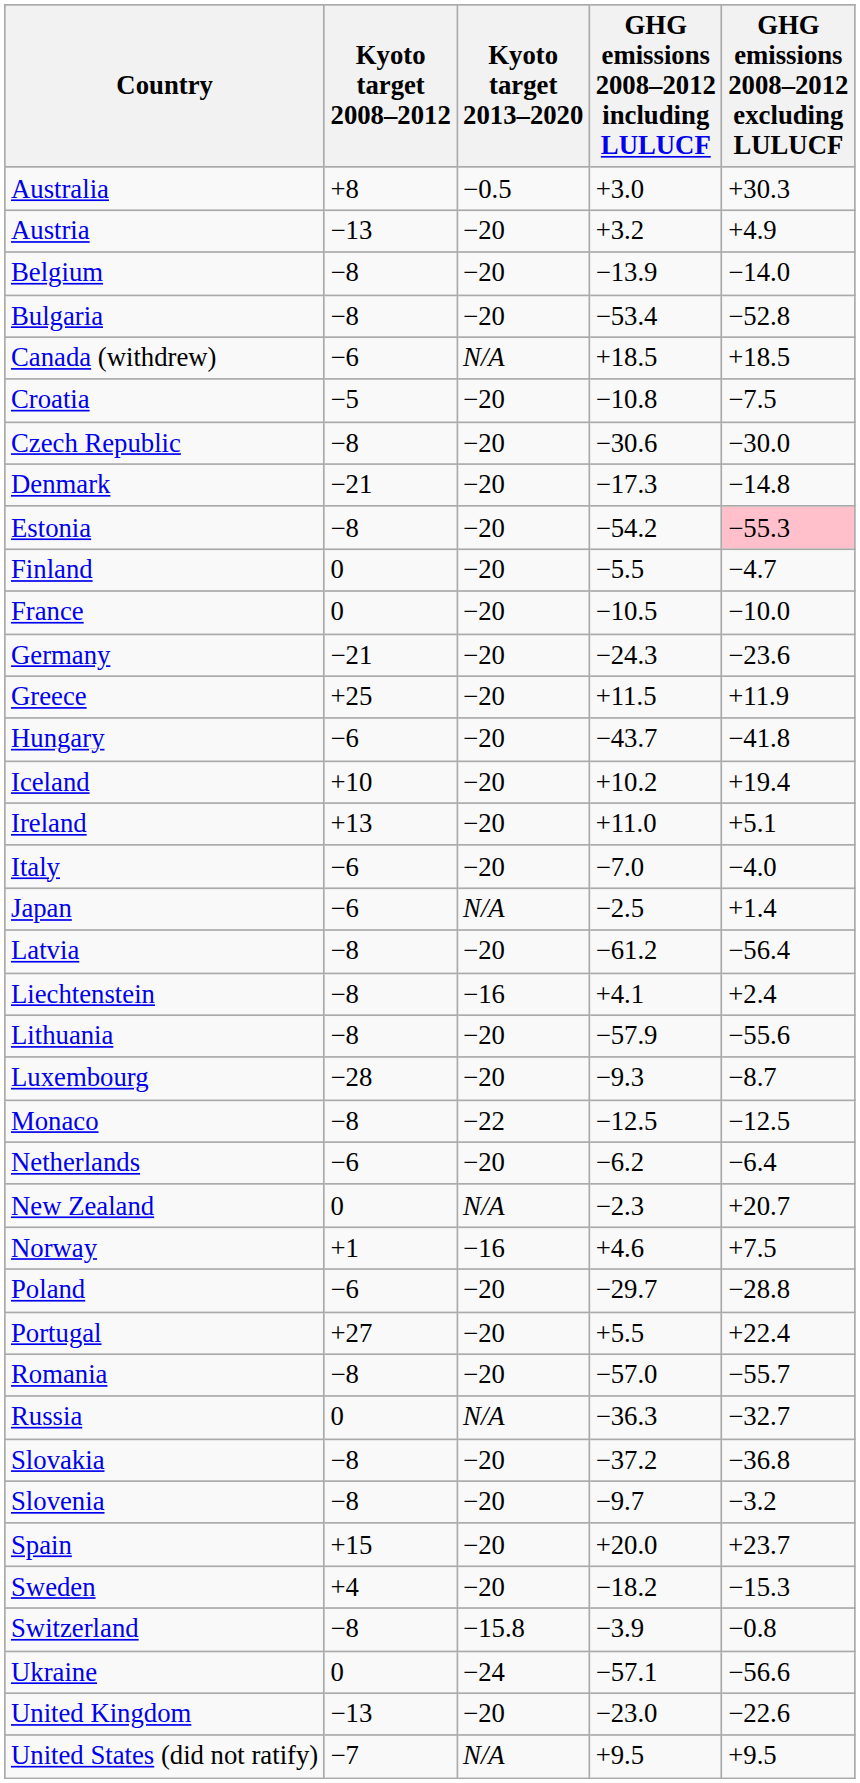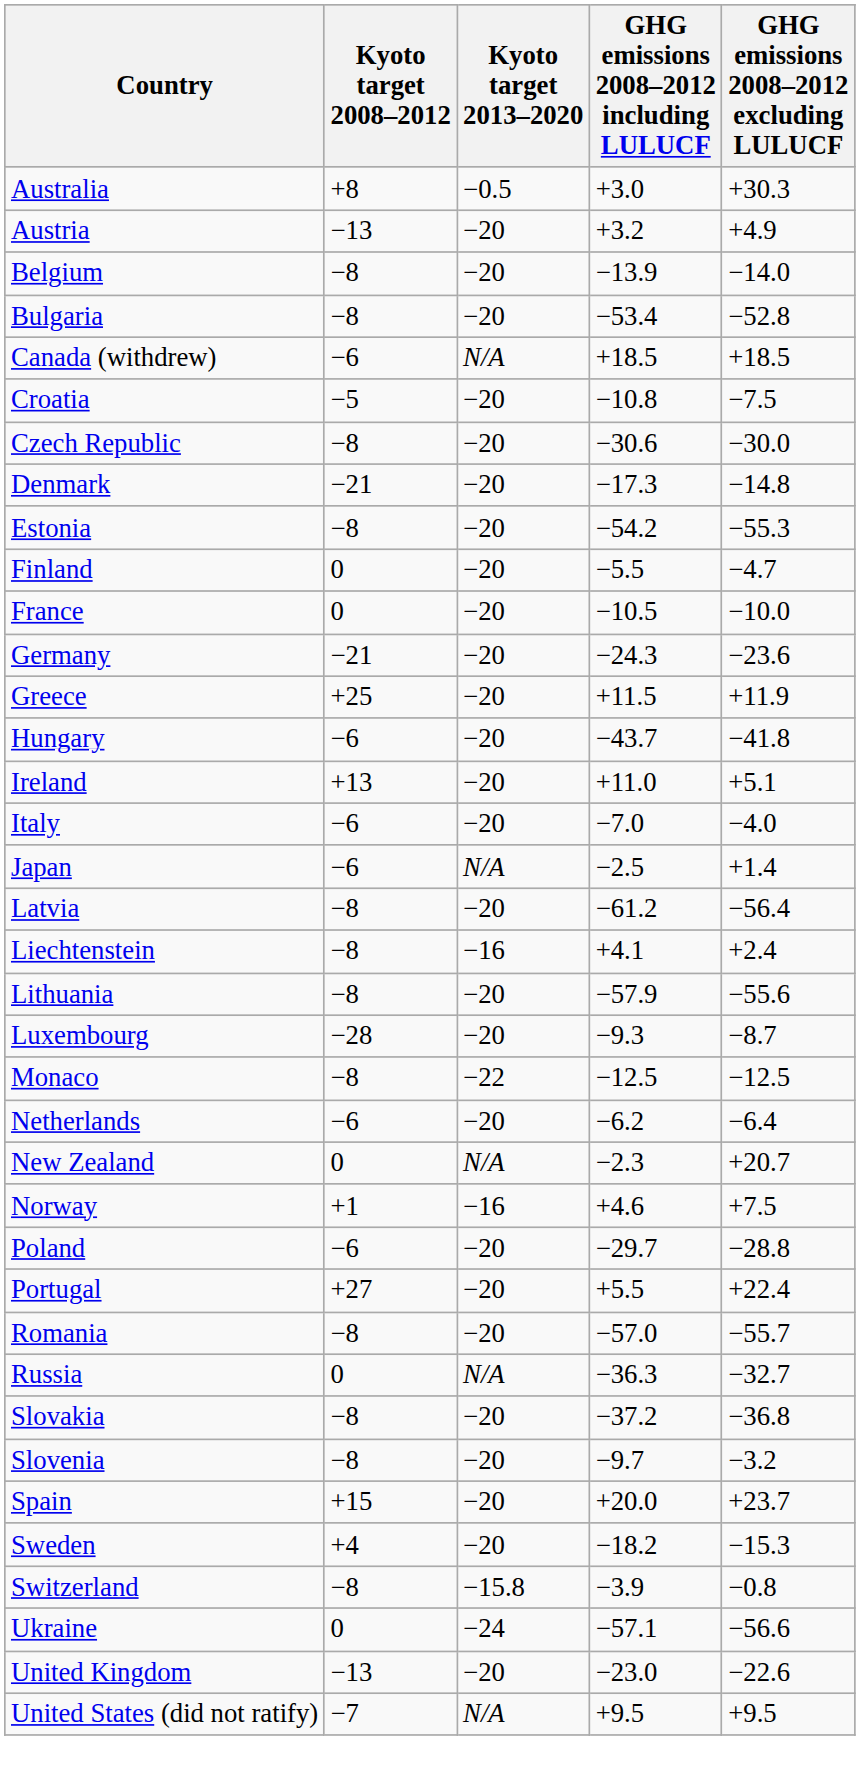(759, 527) pink background -> (759, 527) no background
- row: (50, 781)
